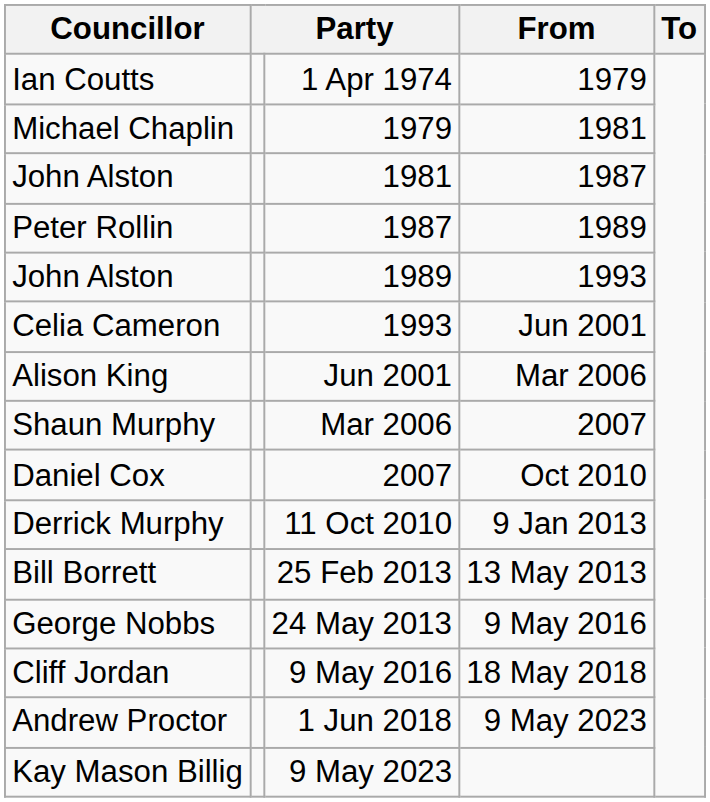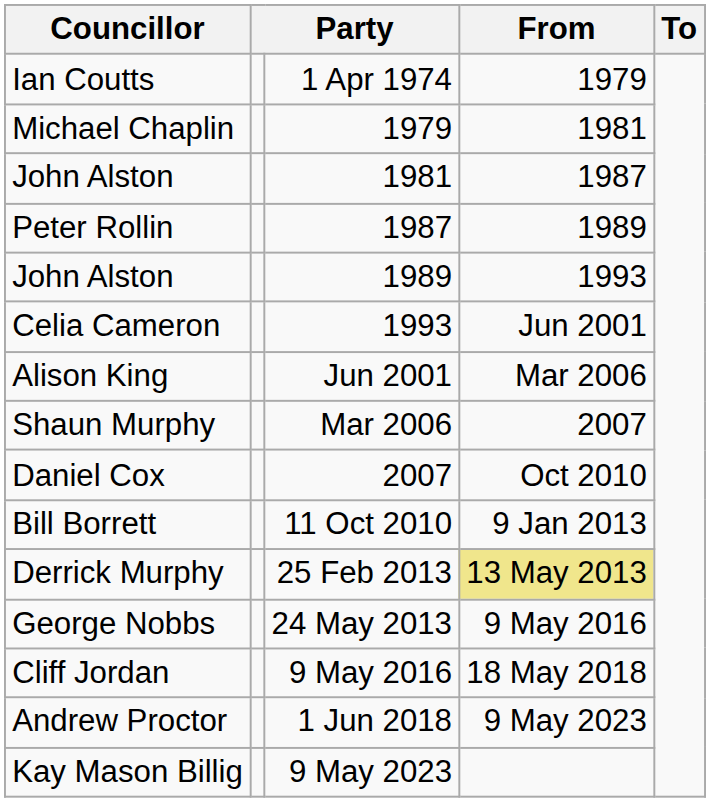(118, 524) Derrick Murphy -> (84, 524) Bill Borrett
(84, 573) Bill Borrett -> (118, 573) Derrick Murphy
(557, 573) no background -> (557, 573) khaki background
